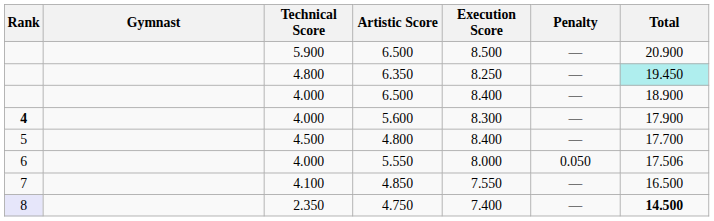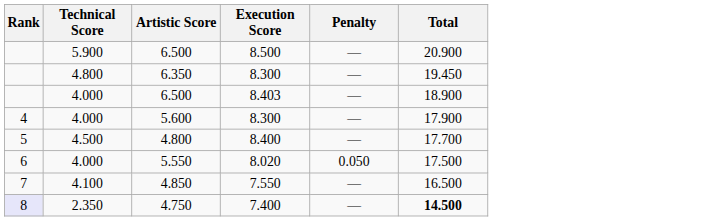- column: (154, 23)
(487, 74) 8.250 -> (265, 74) 8.300
(664, 74) paleturquoise background -> (443, 74) no background
(487, 96) 8.400 -> (265, 96) 8.403
(24, 118) bold -> (24, 118) normal
(487, 161) 8.000 -> (265, 161) 8.020
(664, 161) 17.506 -> (443, 161) 17.500
